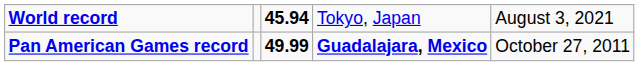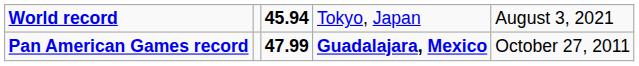(287, 46) 49.99 -> (287, 46) 47.99
